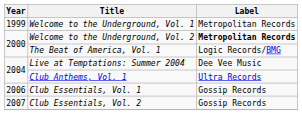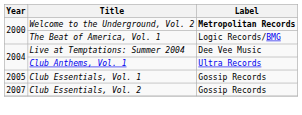- row: (112, 24)
(16, 90) 2006 -> (16, 77) 2005
